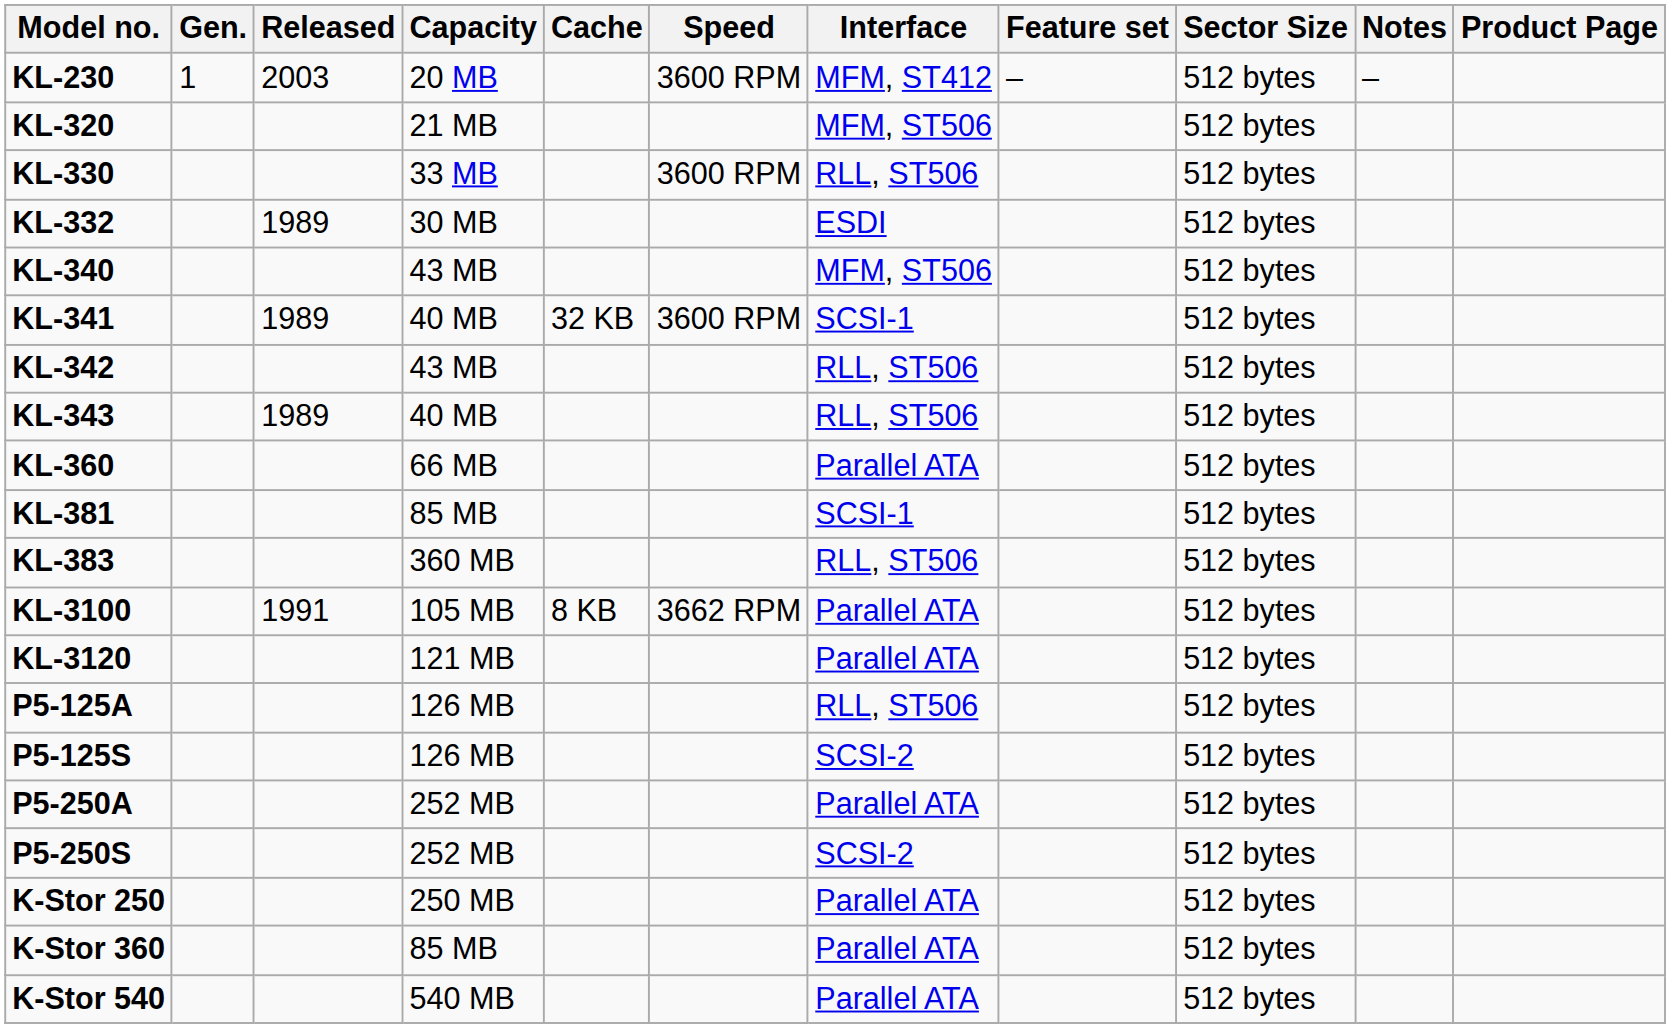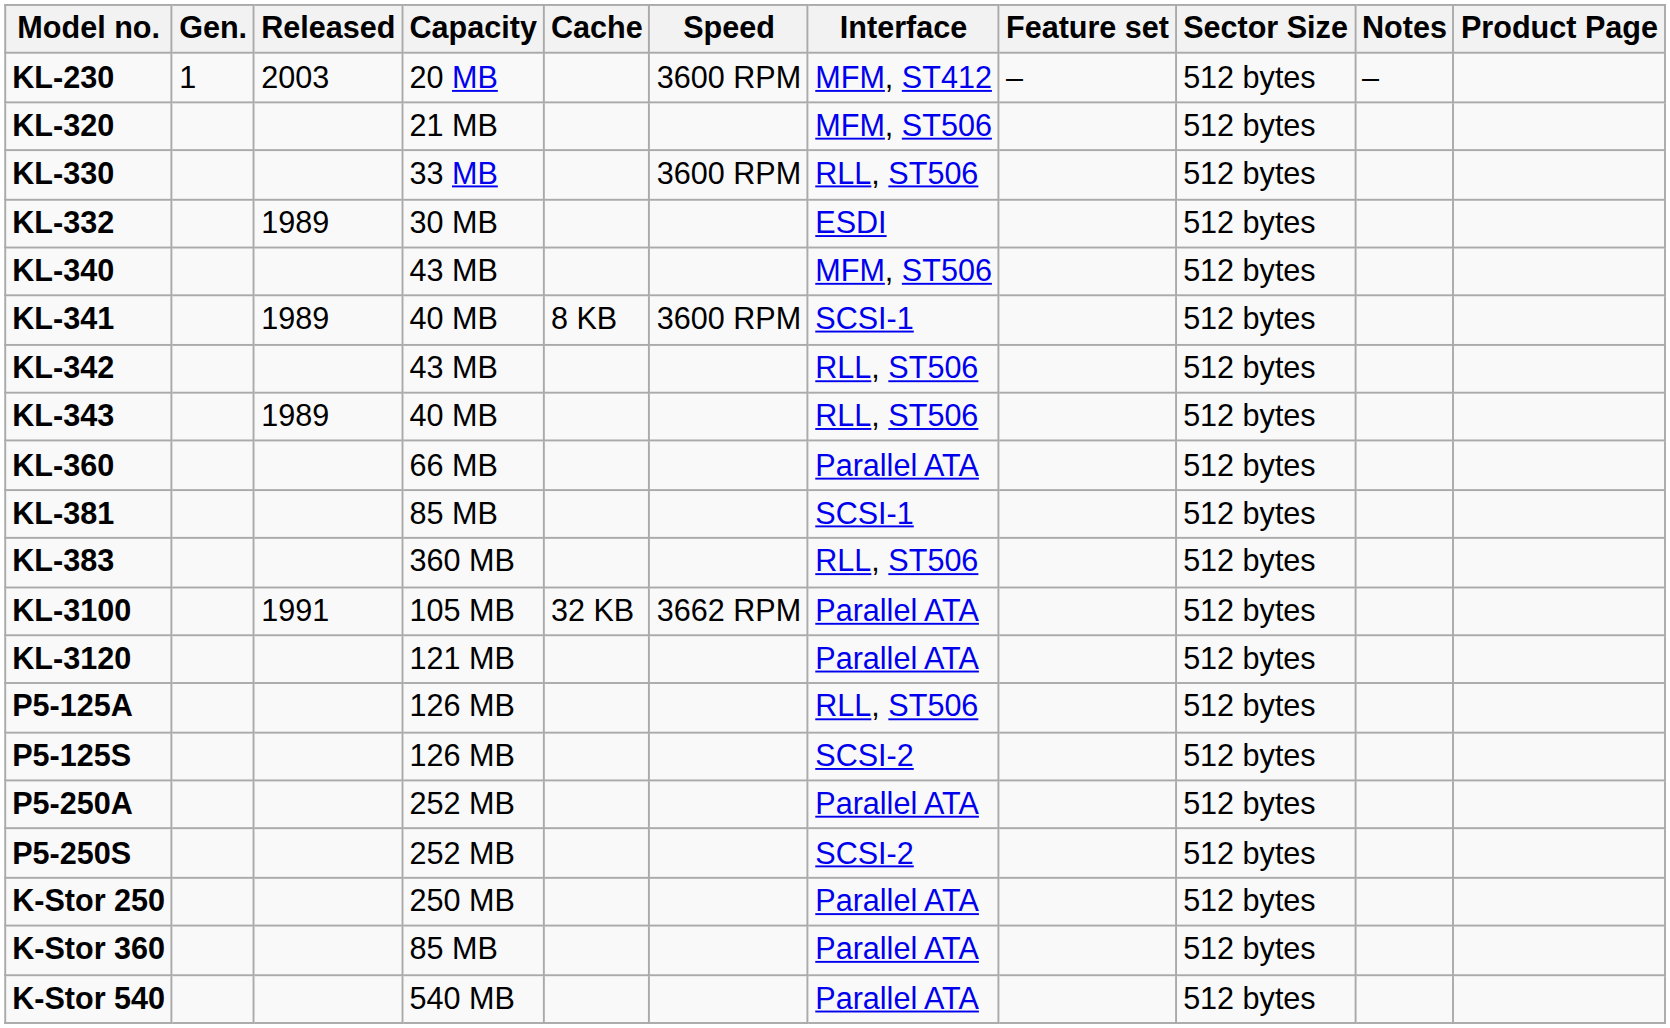(593, 319) 32 KB -> (584, 319) 8 KB
(584, 610) 8 KB -> (593, 610) 32 KB
